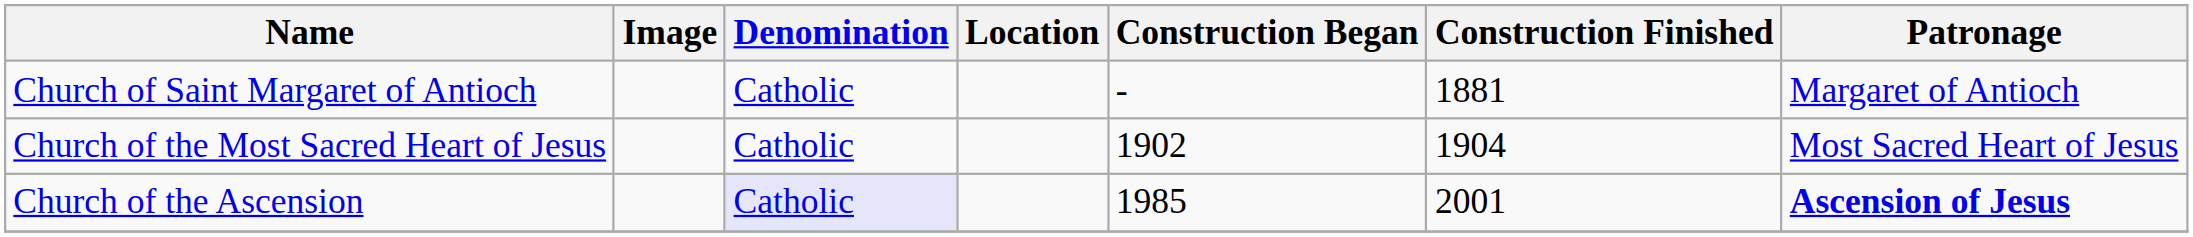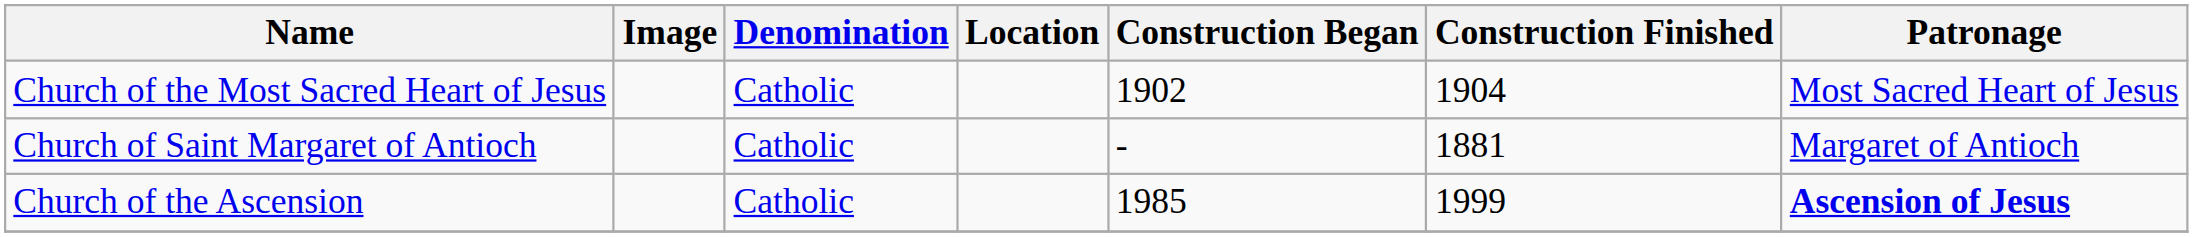rows swapped: (275, 88) <-> (310, 145)
(794, 201) lavender background -> (794, 201) no background
(1470, 201) 2001 -> (1470, 201) 1999
